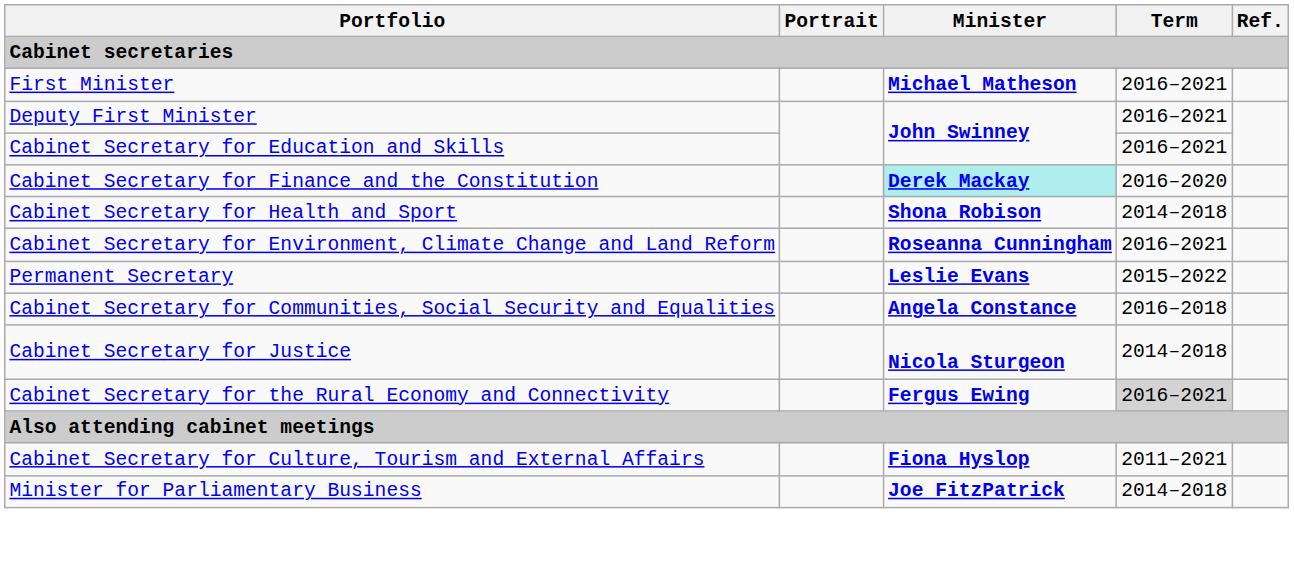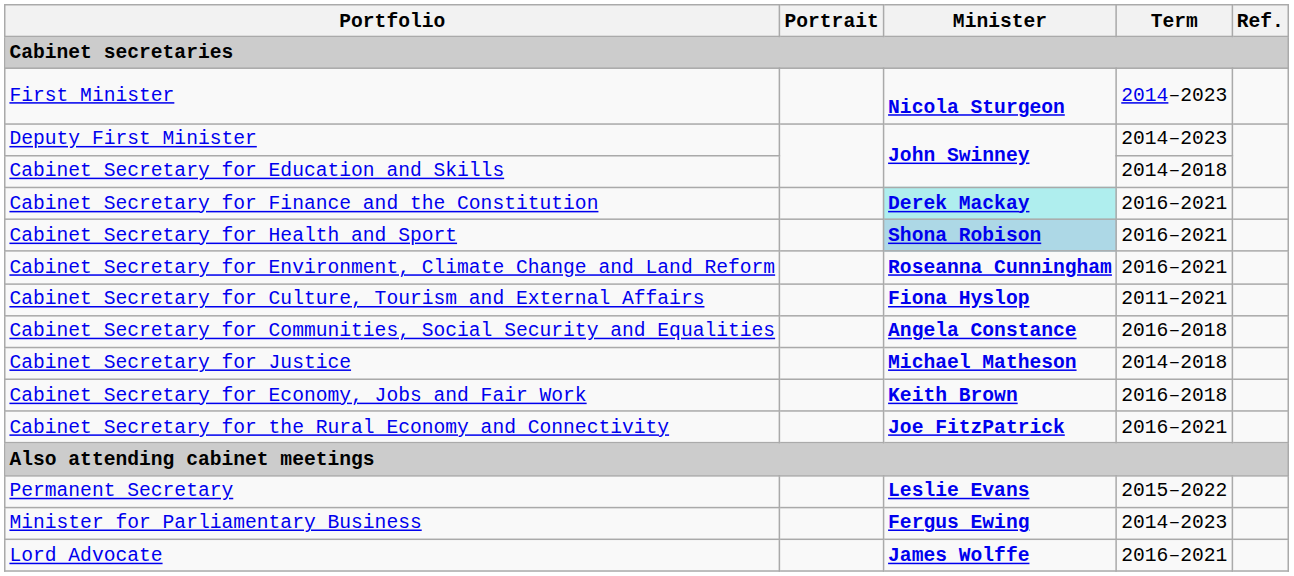(982, 85) Michael Matheson -> (976, 107) Nicola Sturgeon
(1174, 85) 2016–2021 -> (1174, 96) 2014–2023
(1174, 117) 2016–2021 -> (1174, 139) 2014–2023
(1174, 149) 2016–2021 -> (1174, 171) 2014–2018
(1174, 181) 2016–2020 -> (1174, 203) 2016–2021
(965, 213) no background -> (965, 235) lightblue background
(1174, 213) 2014–2018 -> (1174, 235) 2016–2021
rows swapped: (357, 459) <-> (121, 277)
(976, 363) Nicola Sturgeon -> (982, 363) Michael Matheson
+ row: (298, 395)
(959, 395) Fergus Ewing -> (976, 427) Joe FitzPatrick
(1174, 395) lightgrey background -> (1174, 427) no background
(976, 491) Joe FitzPatrick -> (959, 523) Fergus Ewing
(1174, 491) 2014–2018 -> (1174, 523) 2014–2023
+ row: (86, 555)
